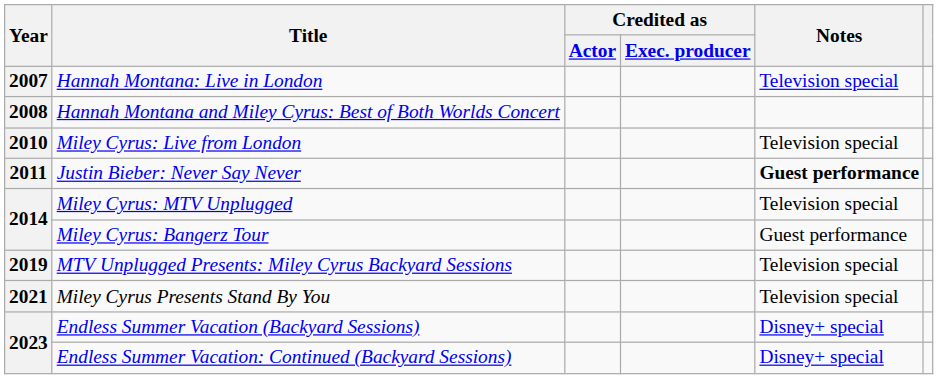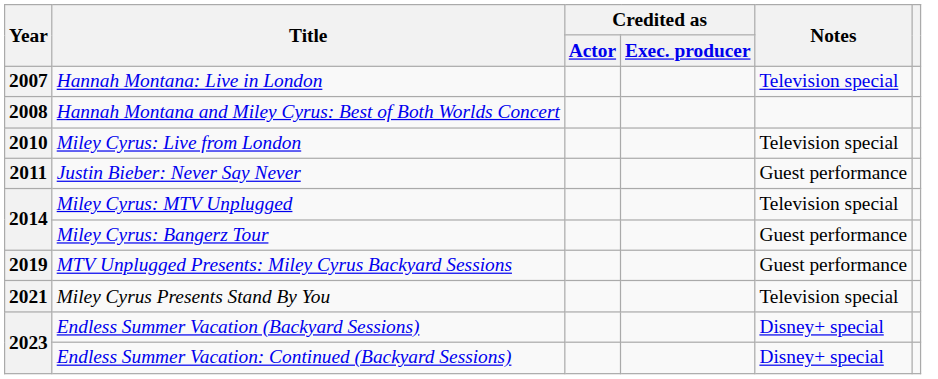(839, 173) bold -> (833, 173) normal
(829, 265) Television special -> (833, 265) Guest performance
